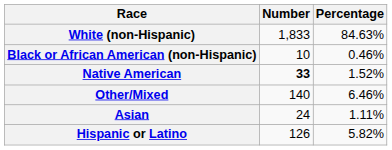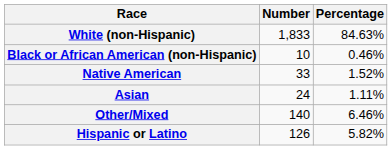(303, 74) bold -> (303, 74) normal
rows swapped: (132, 114) <-> (132, 94)
